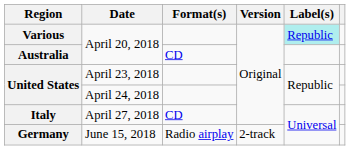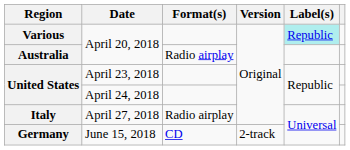(174, 54) CD -> (199, 54) Radio airplay
(174, 114) CD -> (199, 114) Radio airplay
(199, 134) Radio airplay -> (174, 134) CD
